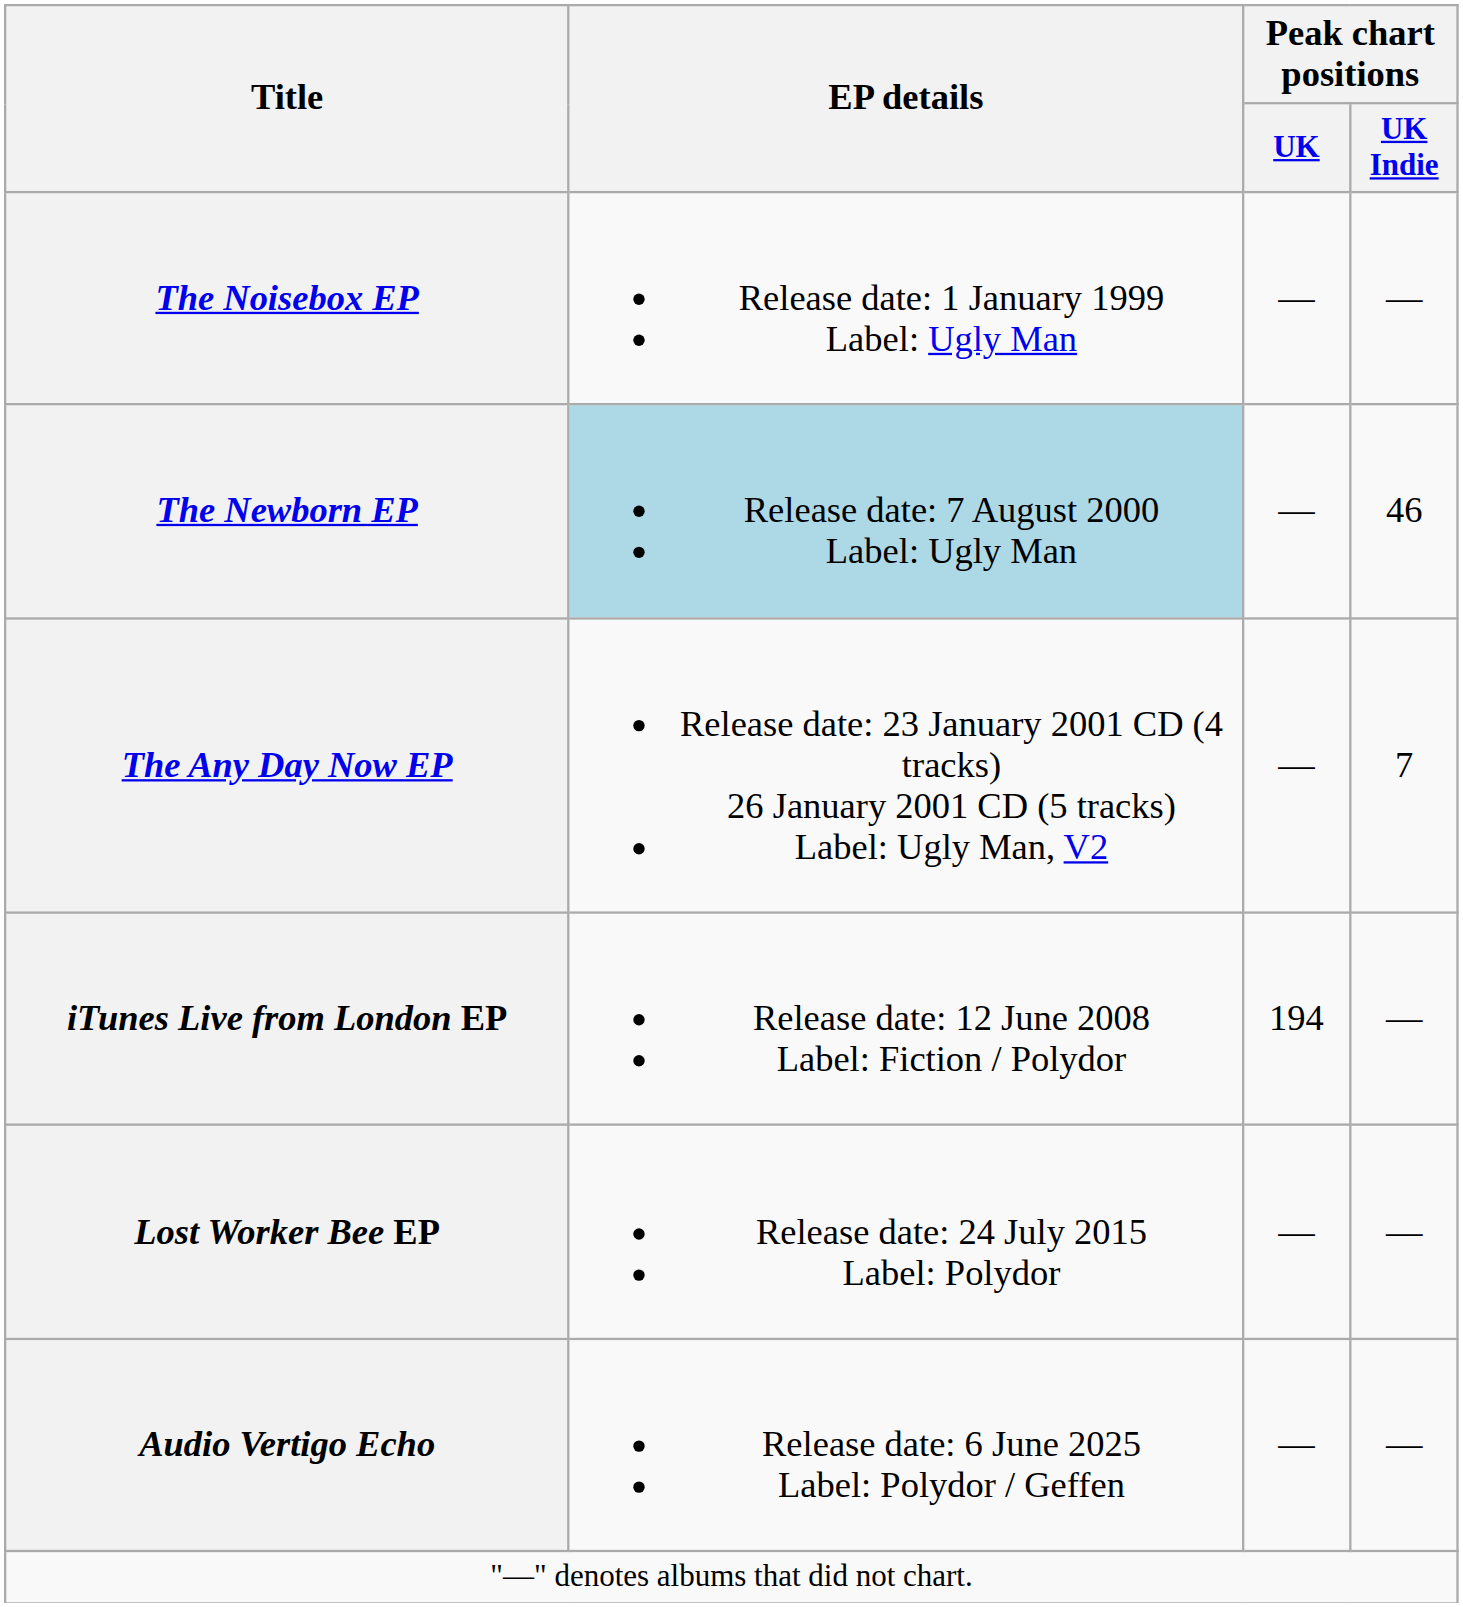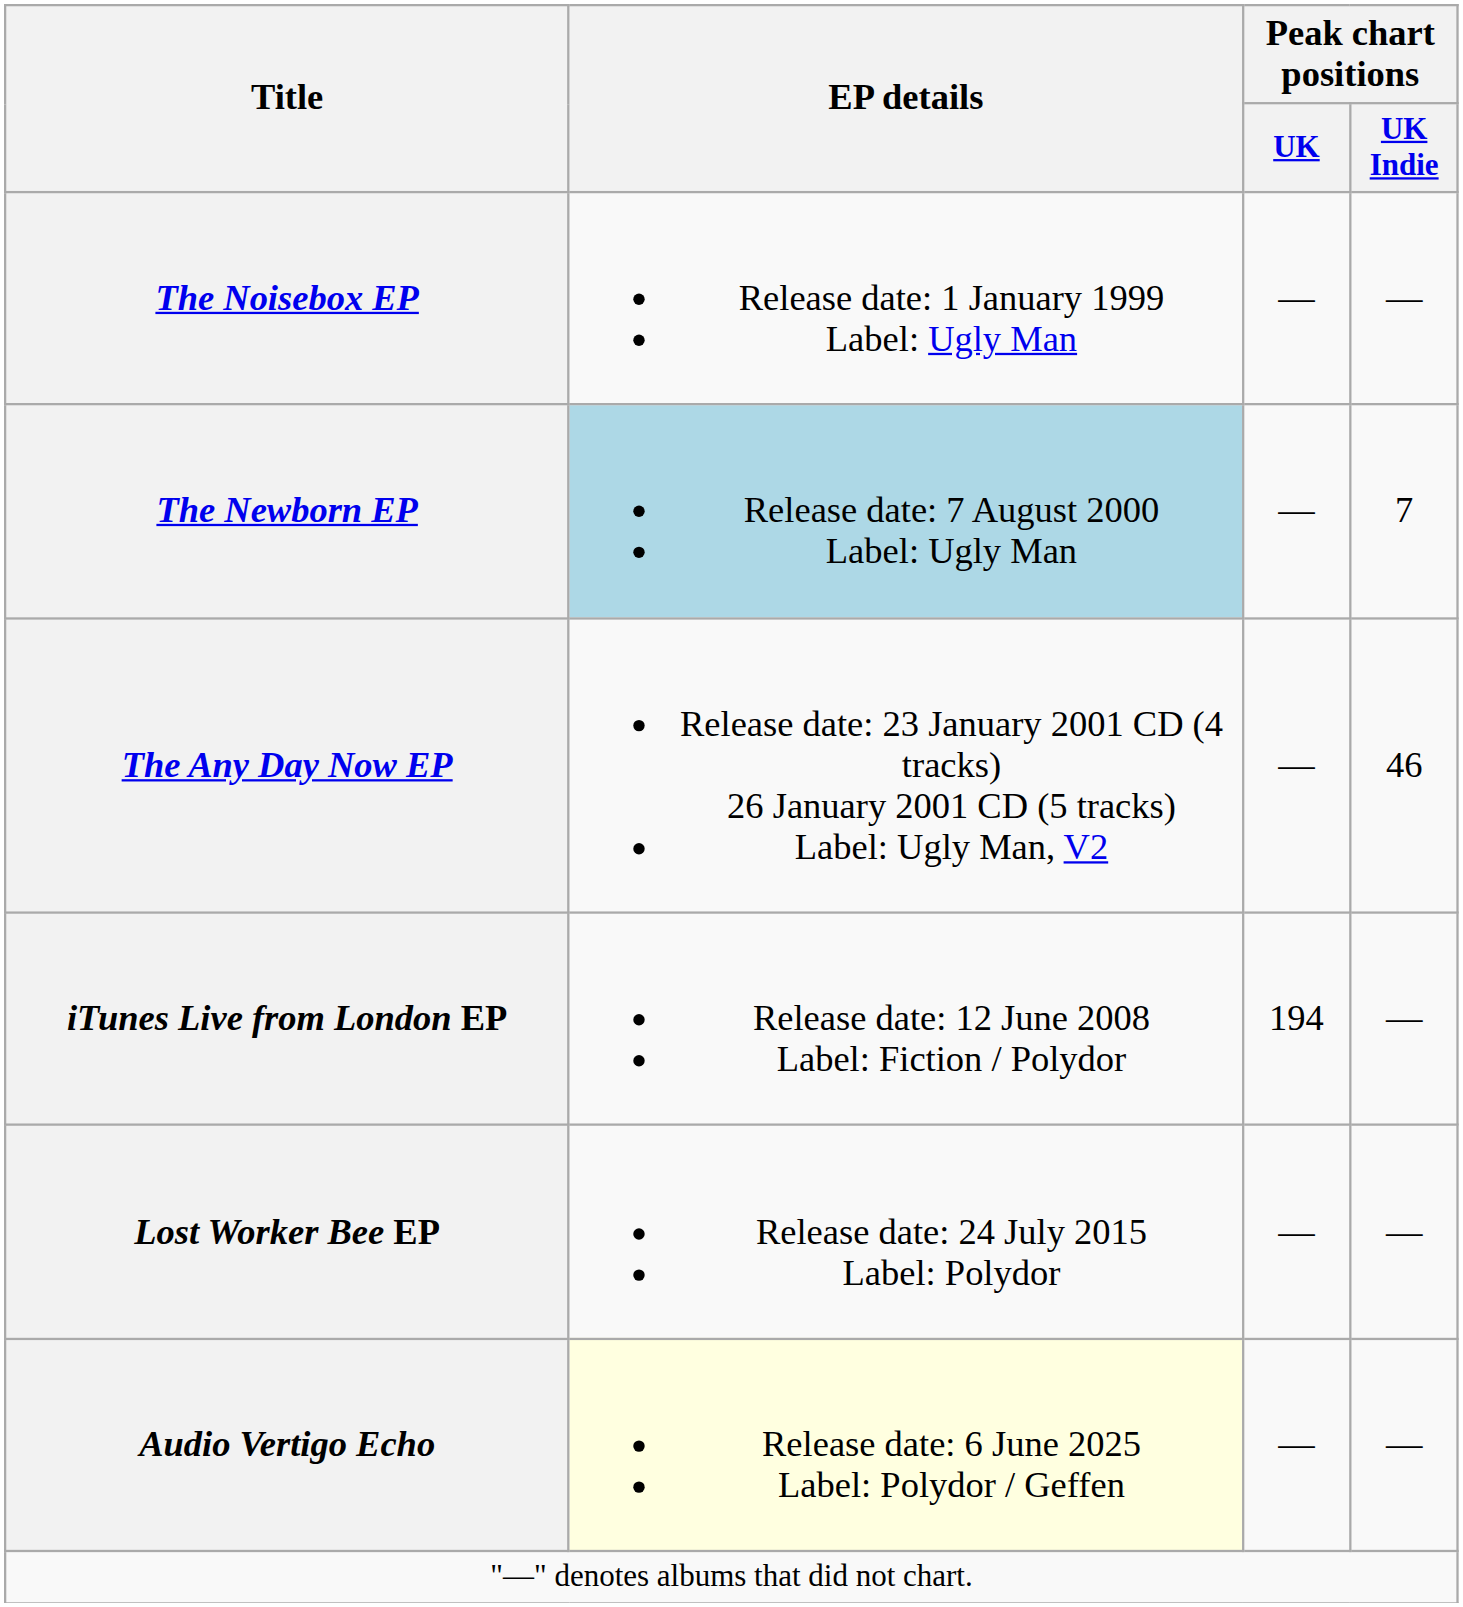(1404, 510) 46 -> (1404, 510) 7
(1404, 764) 7 -> (1404, 764) 46
(906, 1465) no background -> (906, 1465) lightyellow background
